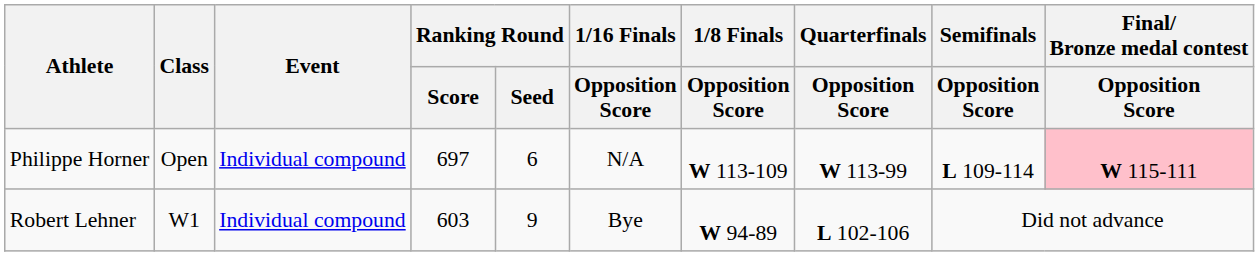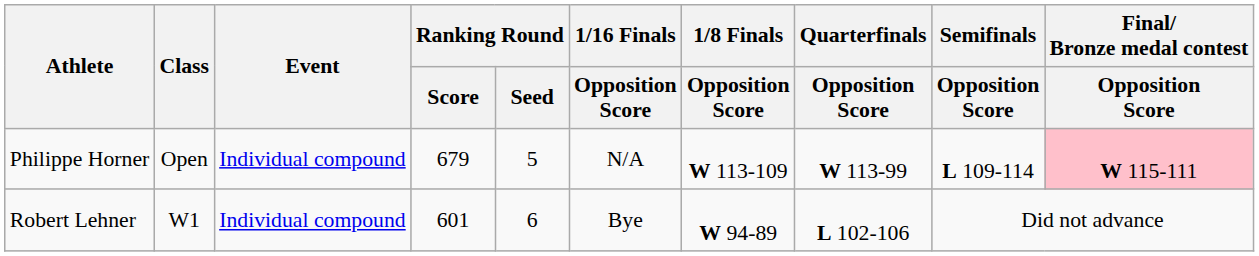(453, 158) 697 -> (453, 158) 679
(532, 158) 6 -> (532, 158) 5
(453, 220) 603 -> (453, 220) 601
(532, 220) 9 -> (532, 220) 6
